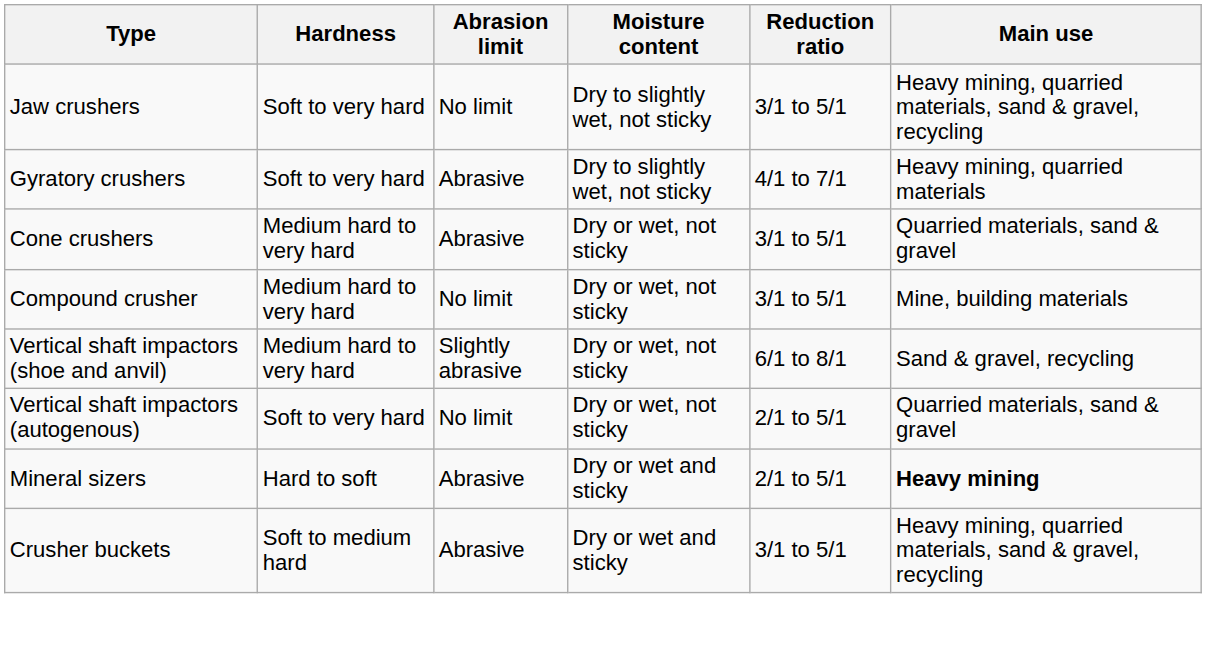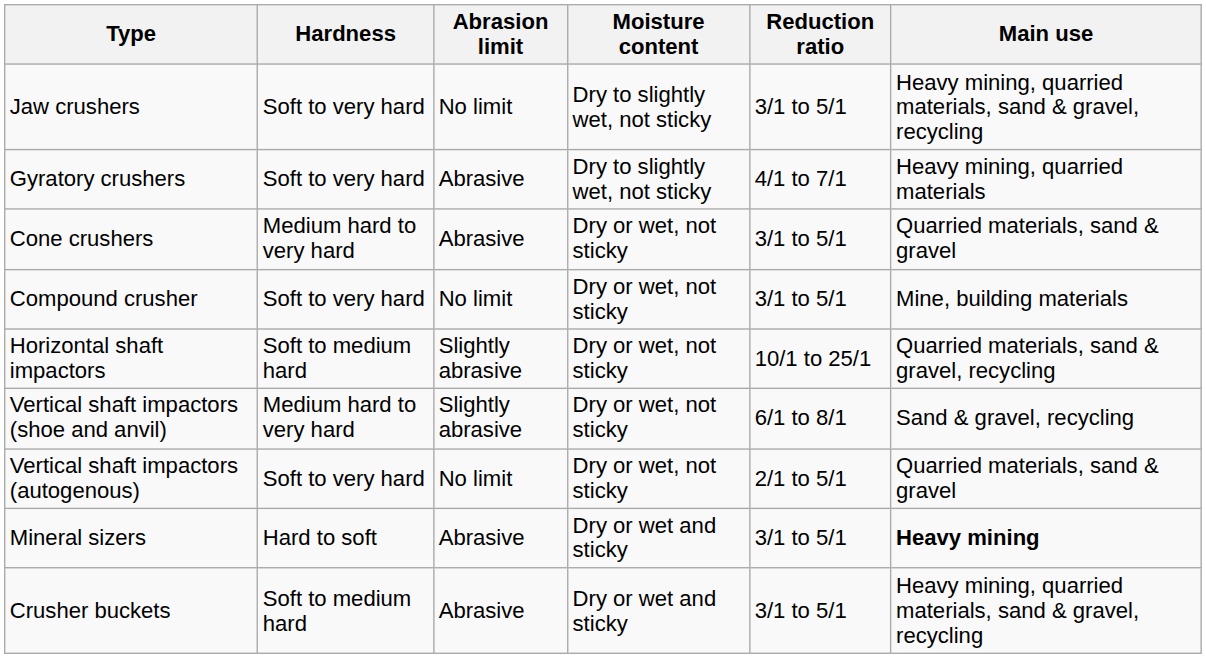(339, 298) Medium hard to very hard -> (344, 298) Soft to very hard
+ row: (86, 358)
(801, 478) 2/1 to 5/1 -> (801, 538) 3/1 to 5/1
